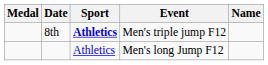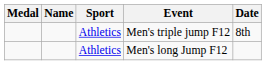columns swapped: (246, 13) <-> (56, 13)
(95, 32) bold -> (100, 32) normal
